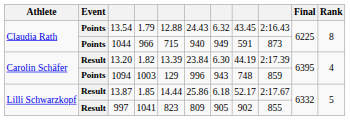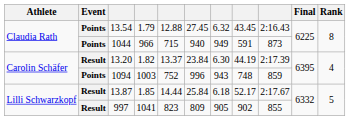(197, 28) 24.43 -> (197, 28) 27.45
(171, 60) 13.39 -> (171, 60) 13.37
(171, 76) 129 -> (171, 76) 752
(197, 92) 25.86 -> (197, 92) 25.84
